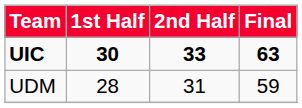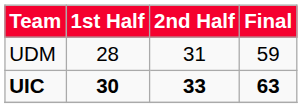rows swapped: (33, 86) <-> (27, 53)
